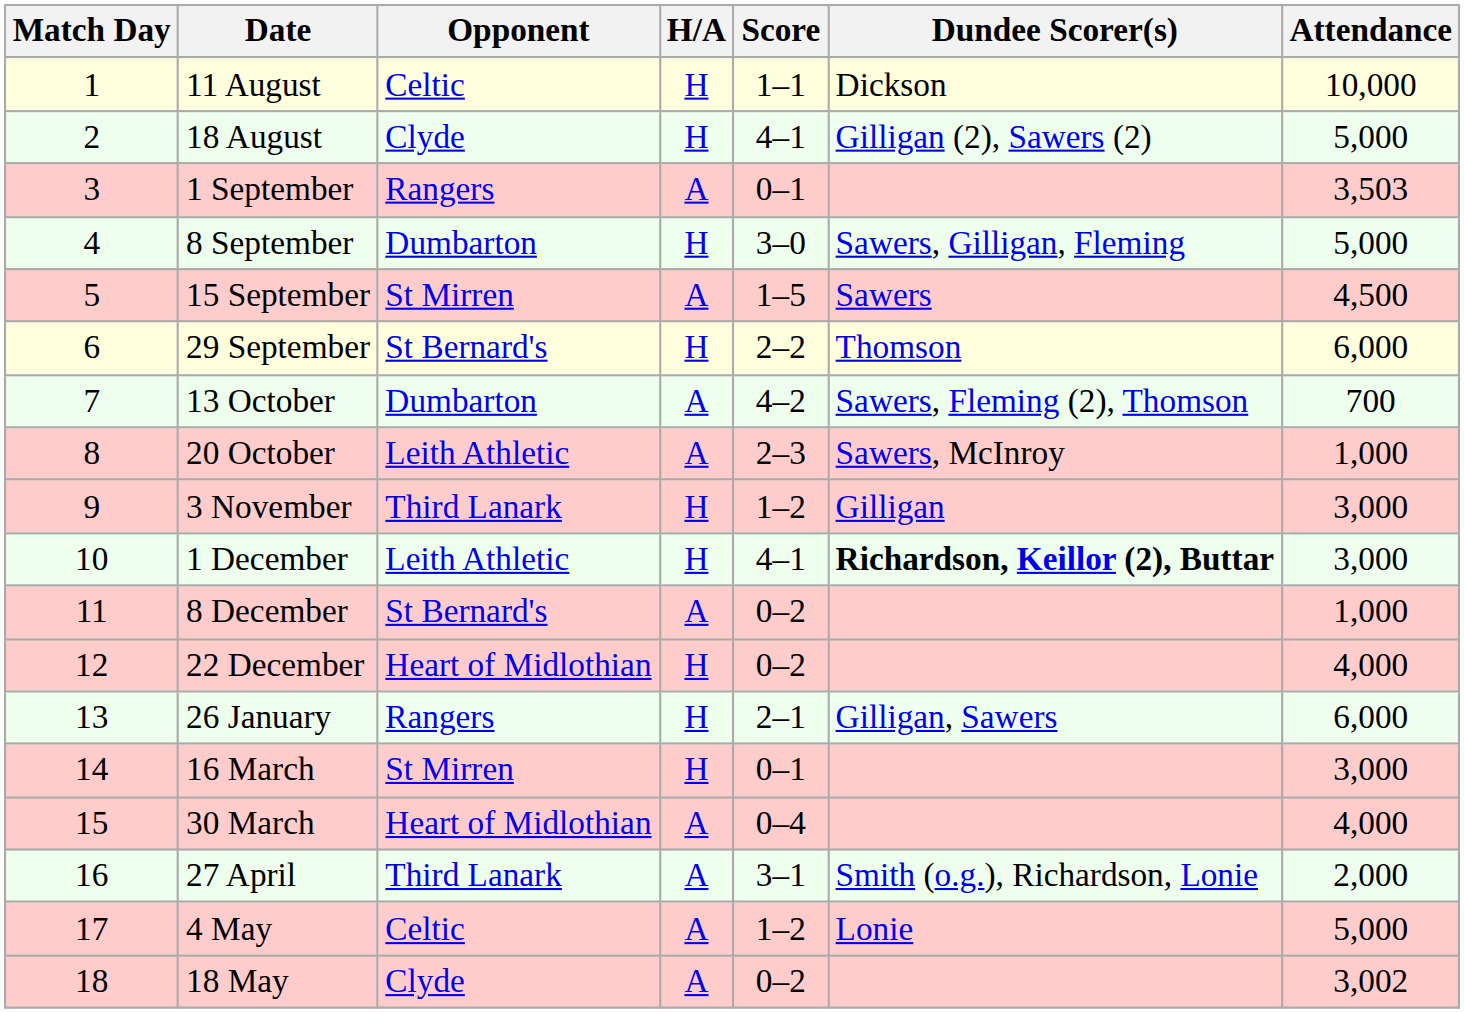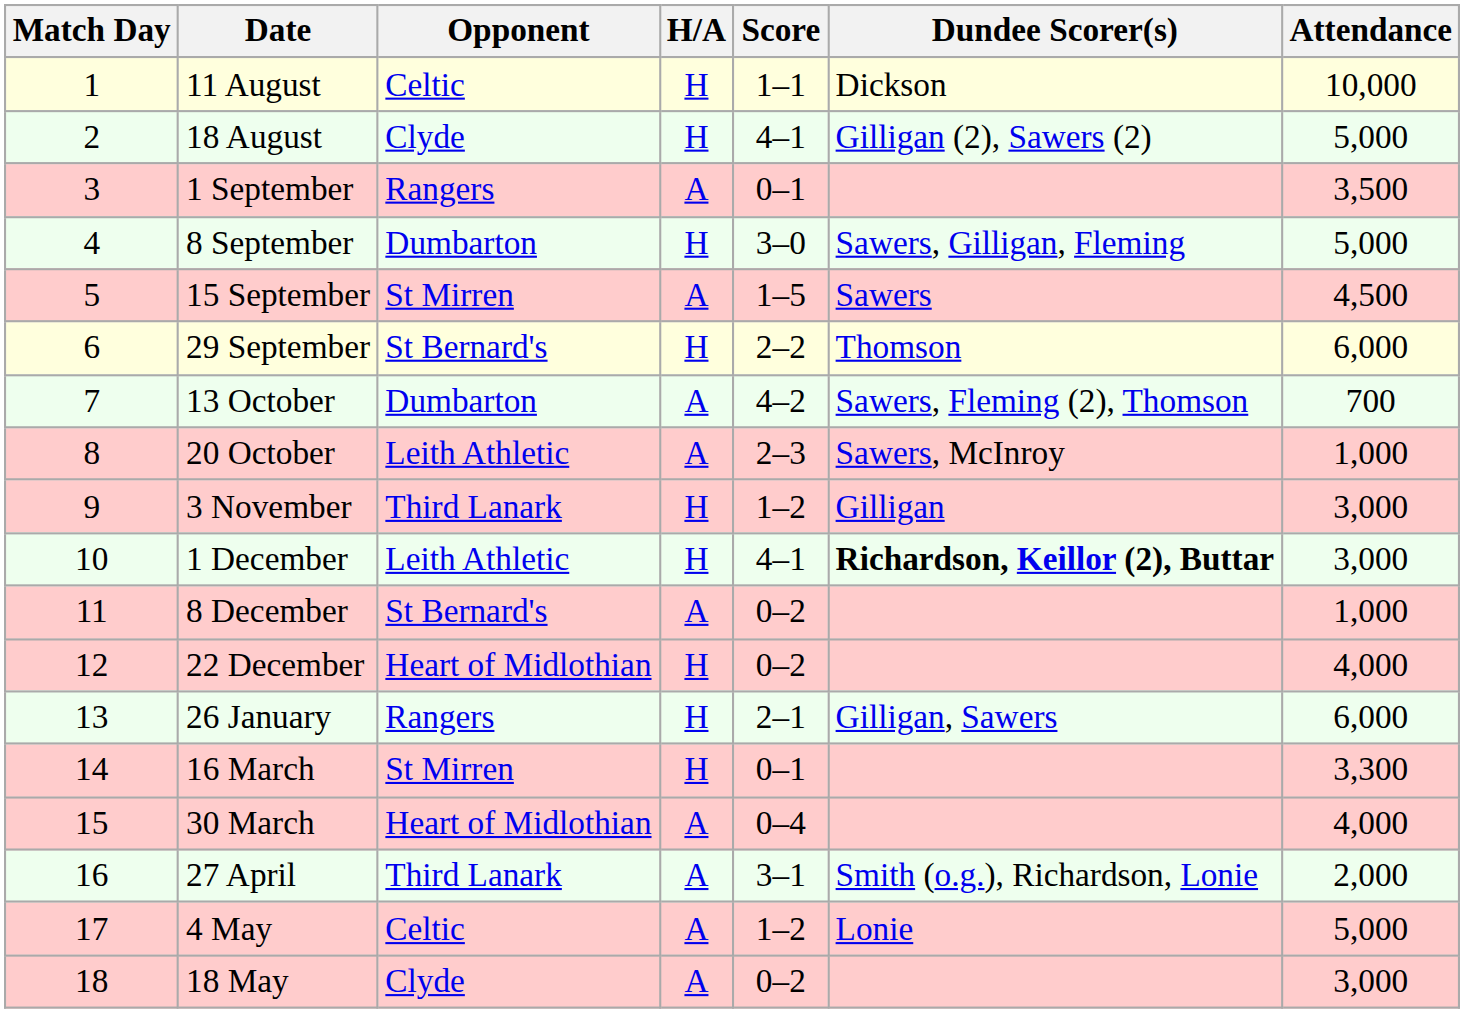(1371, 189) 3,503 -> (1371, 189) 3,500
(1371, 769) 3,000 -> (1371, 769) 3,300
(1371, 980) 3,002 -> (1371, 980) 3,000
